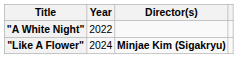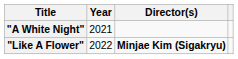(101, 29) 2022 -> (101, 29) 2021
(101, 45) 2024 -> (101, 45) 2022
